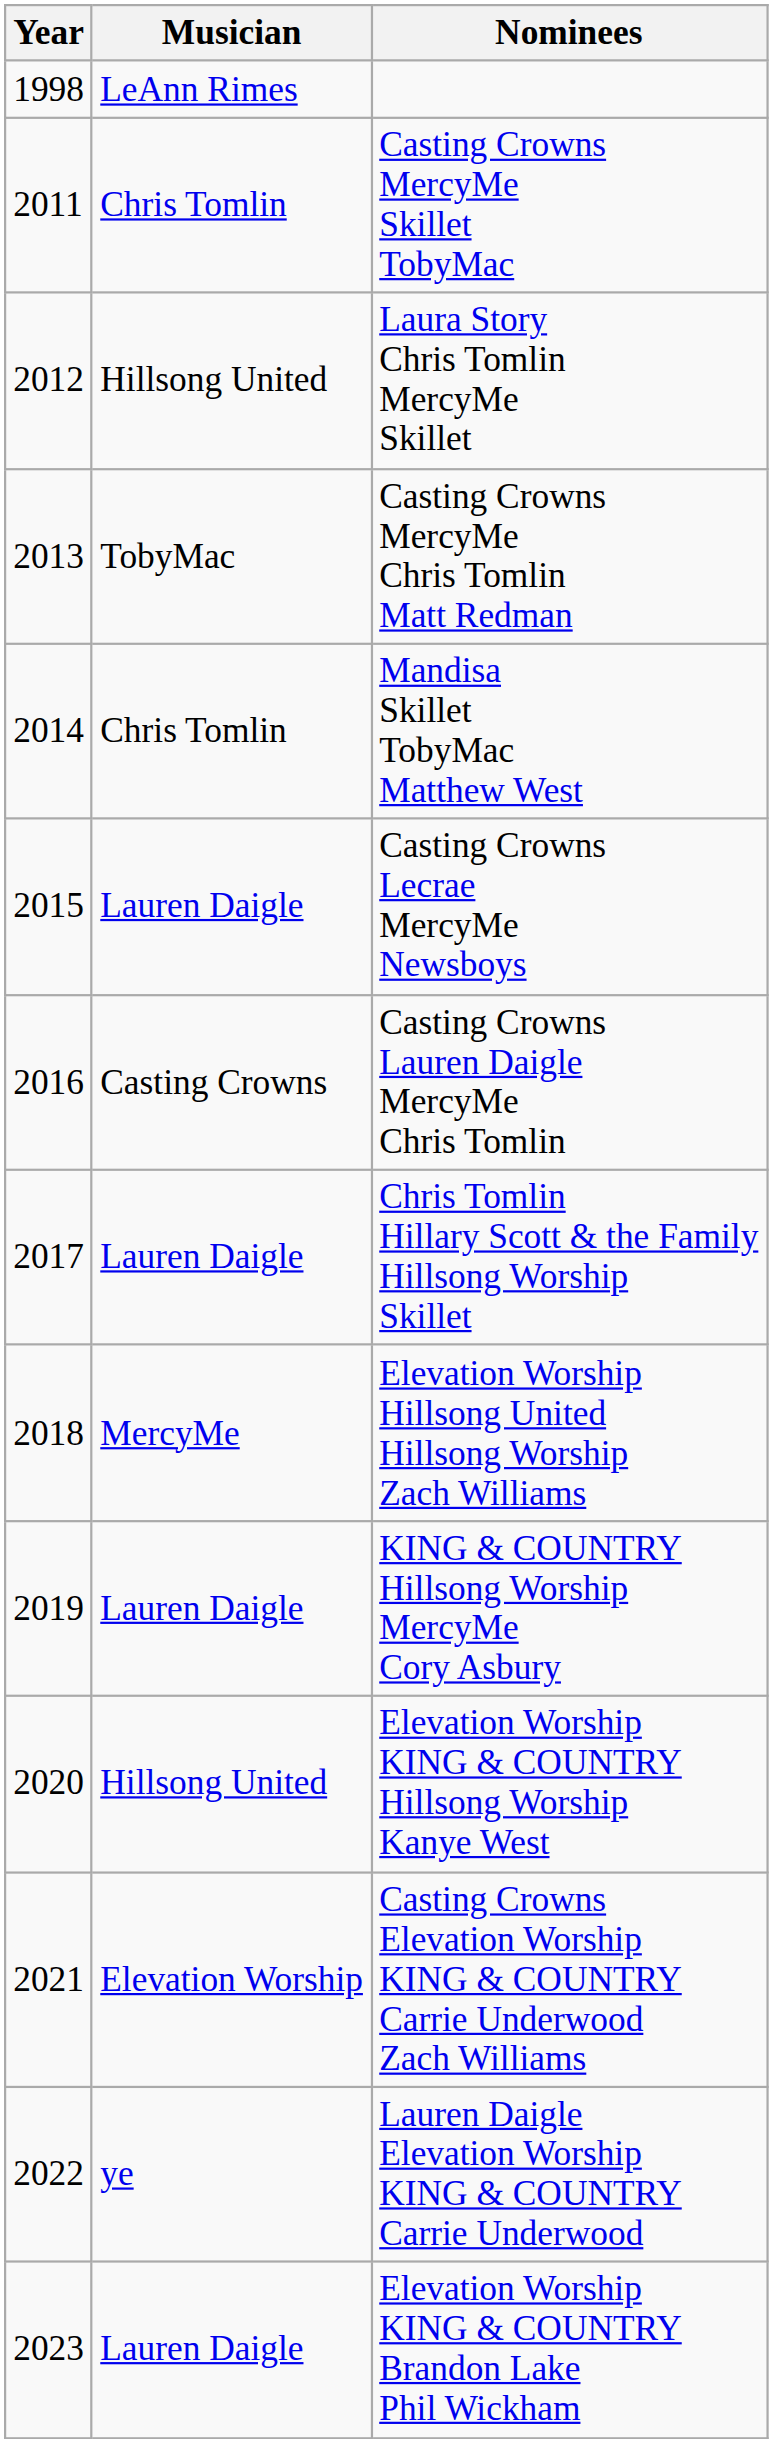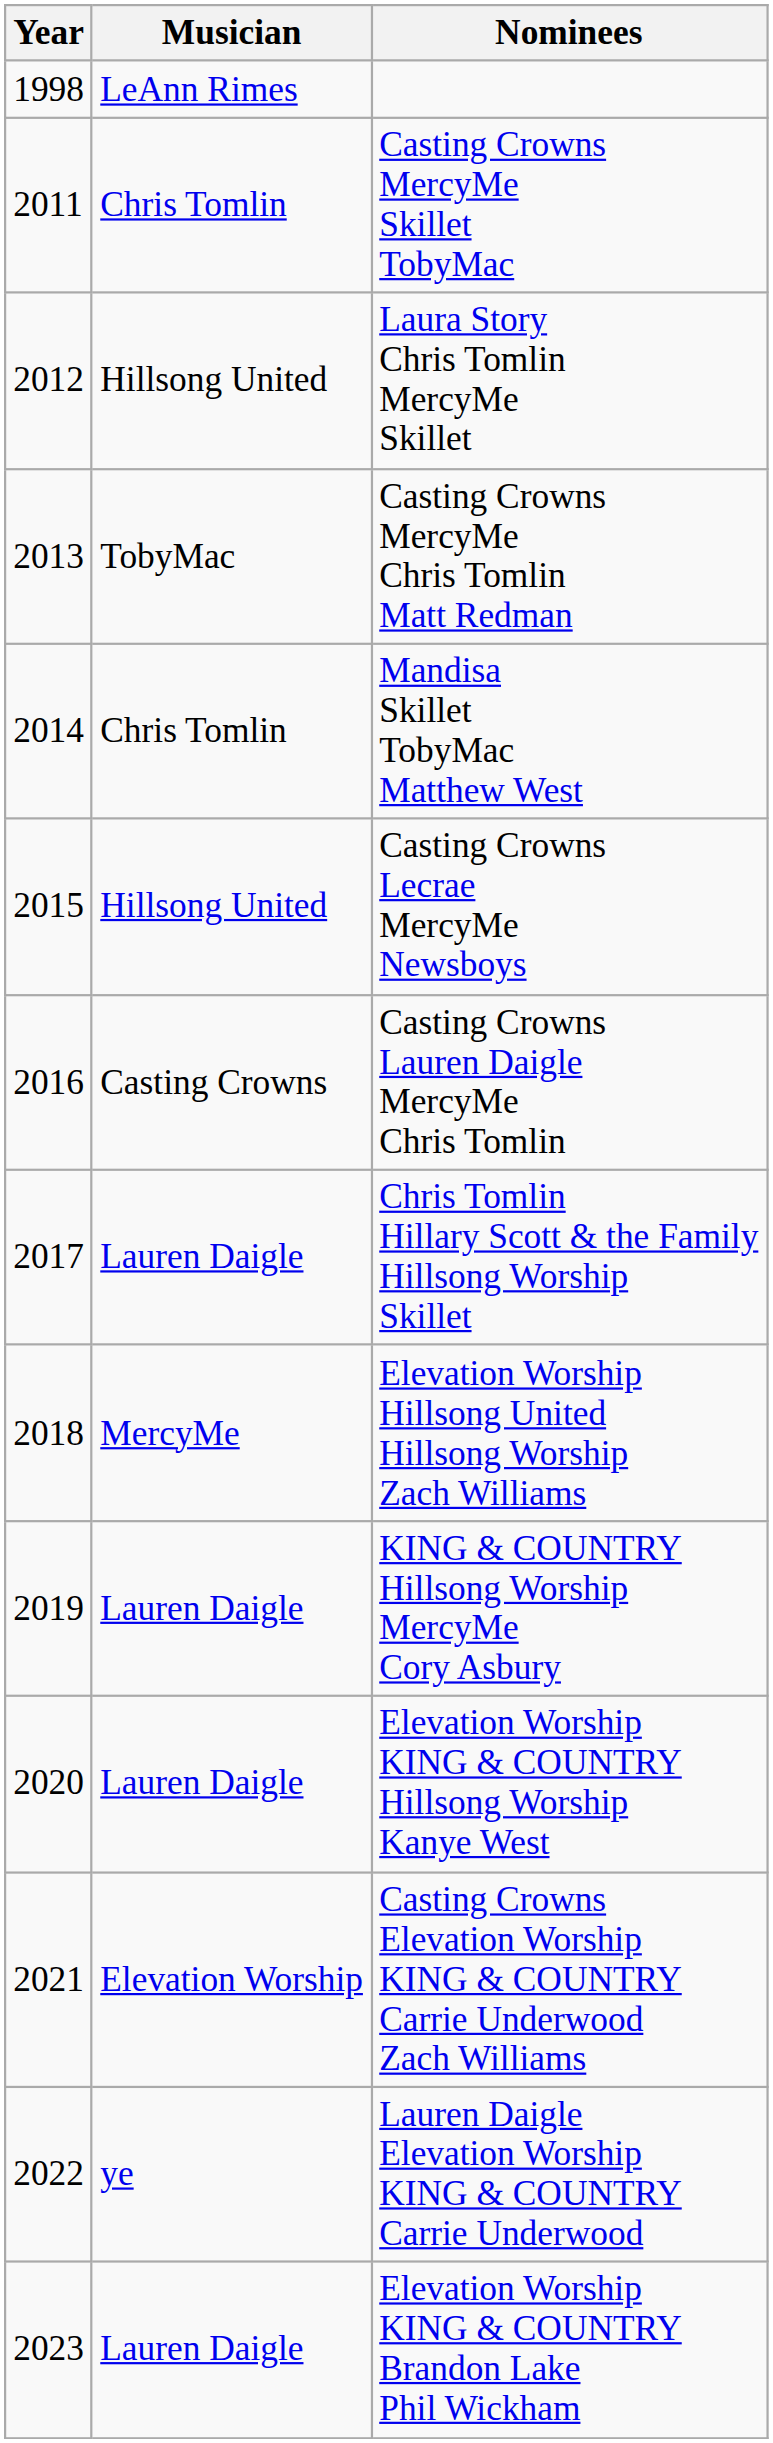(202, 906) Lauren Daigle -> (214, 906) Hillsong United
(214, 1783) Hillsong United -> (202, 1783) Lauren Daigle
